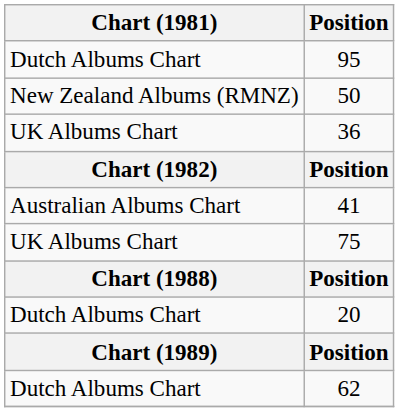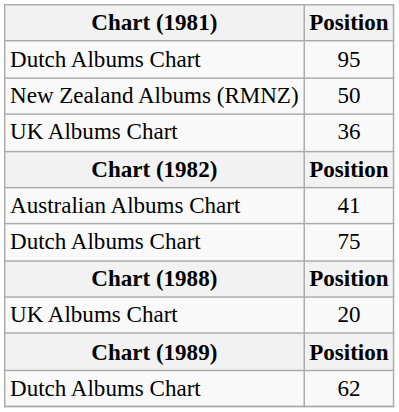(94, 242) UK Albums Chart -> (105, 242) Dutch Albums Chart
(105, 315) Dutch Albums Chart -> (94, 315) UK Albums Chart
